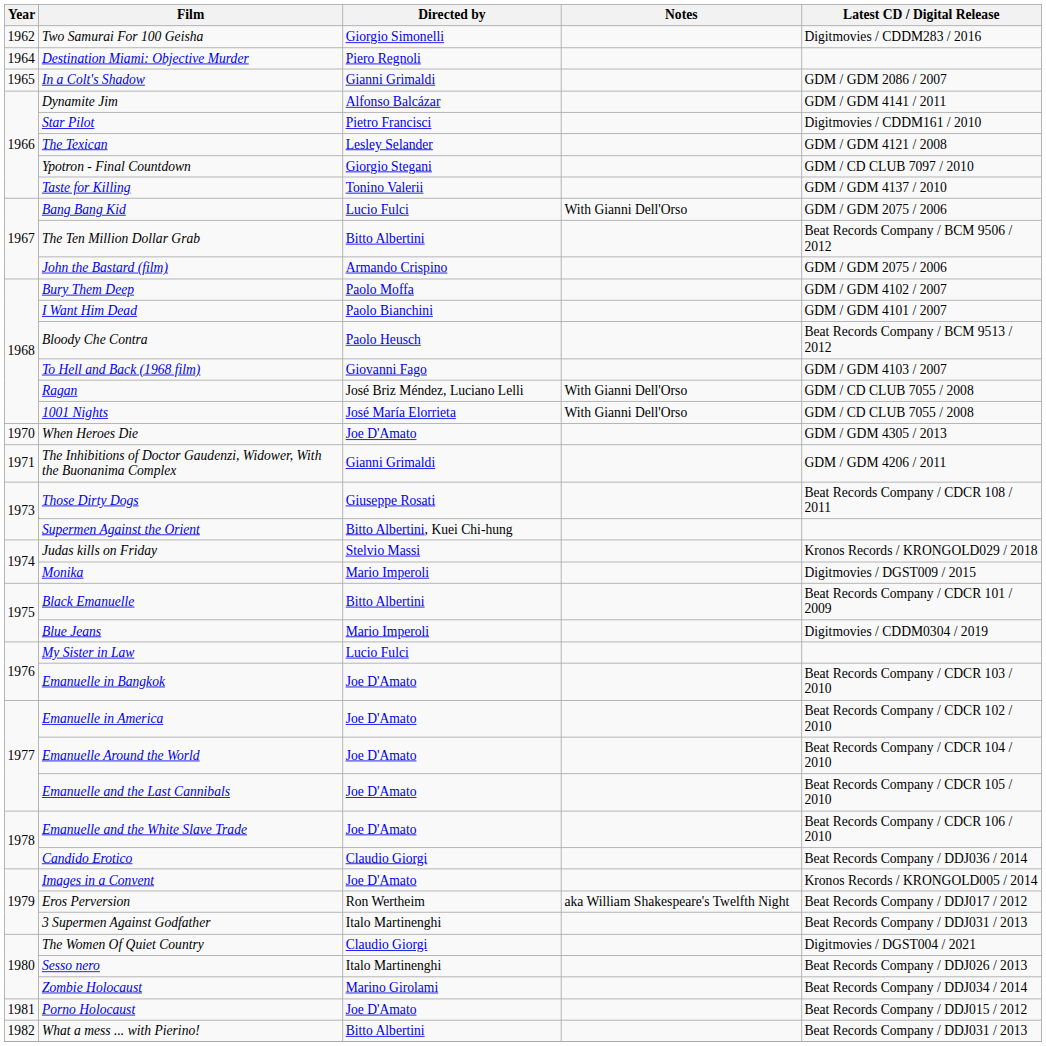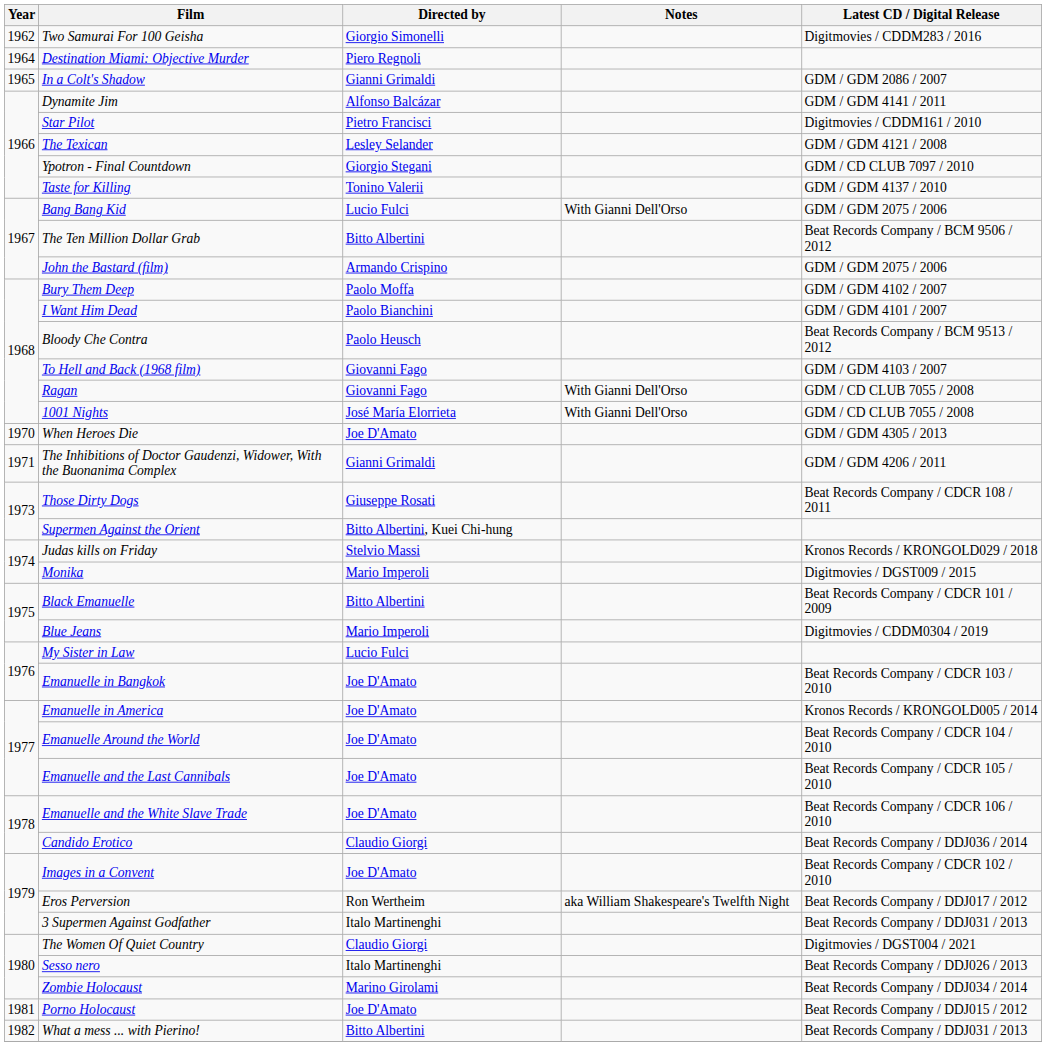(435, 390) José Briz Méndez, Luciano Lelli -> (386, 390) Giovanni Fago
(908, 718) Beat Records Company / CDCR 102 / 2010 -> (921, 711) Kronos Records / KRONGOLD005 / 2014
(921, 880) Kronos Records / KRONGOLD005 / 2014 -> (908, 872) Beat Records Company / CDCR 102 / 2010
